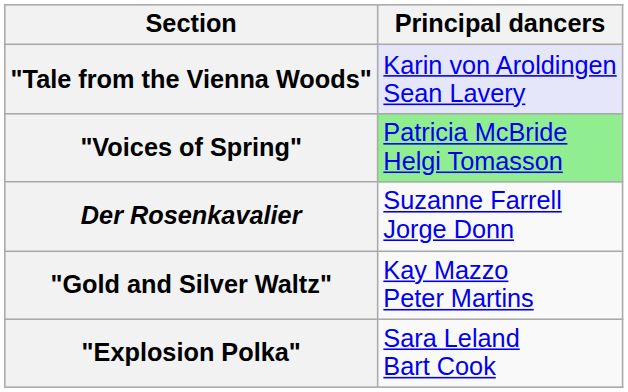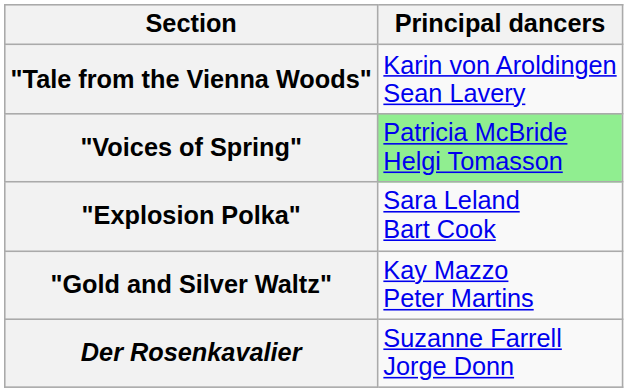(500, 78) lavender background -> (500, 78) no background
rows swapped: (191, 352) <-> (191, 215)
